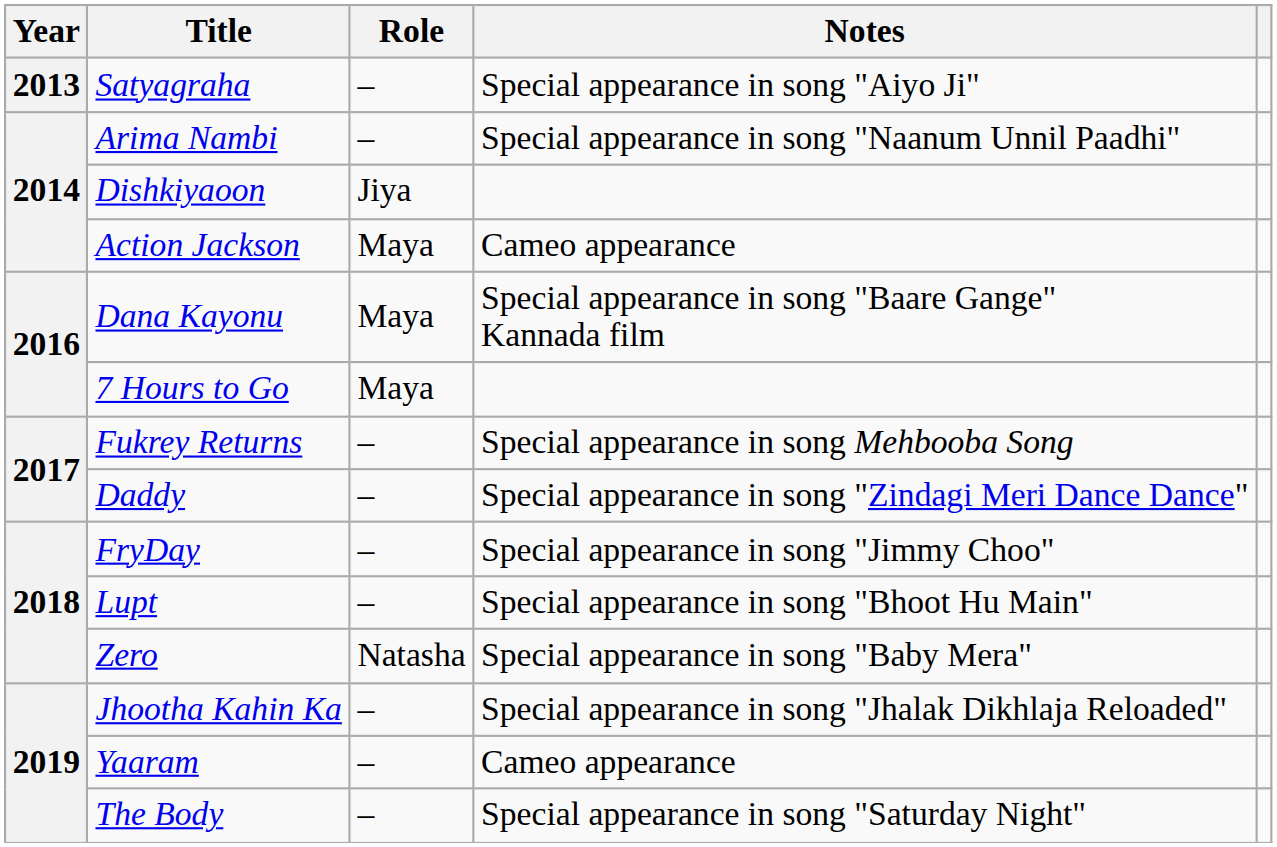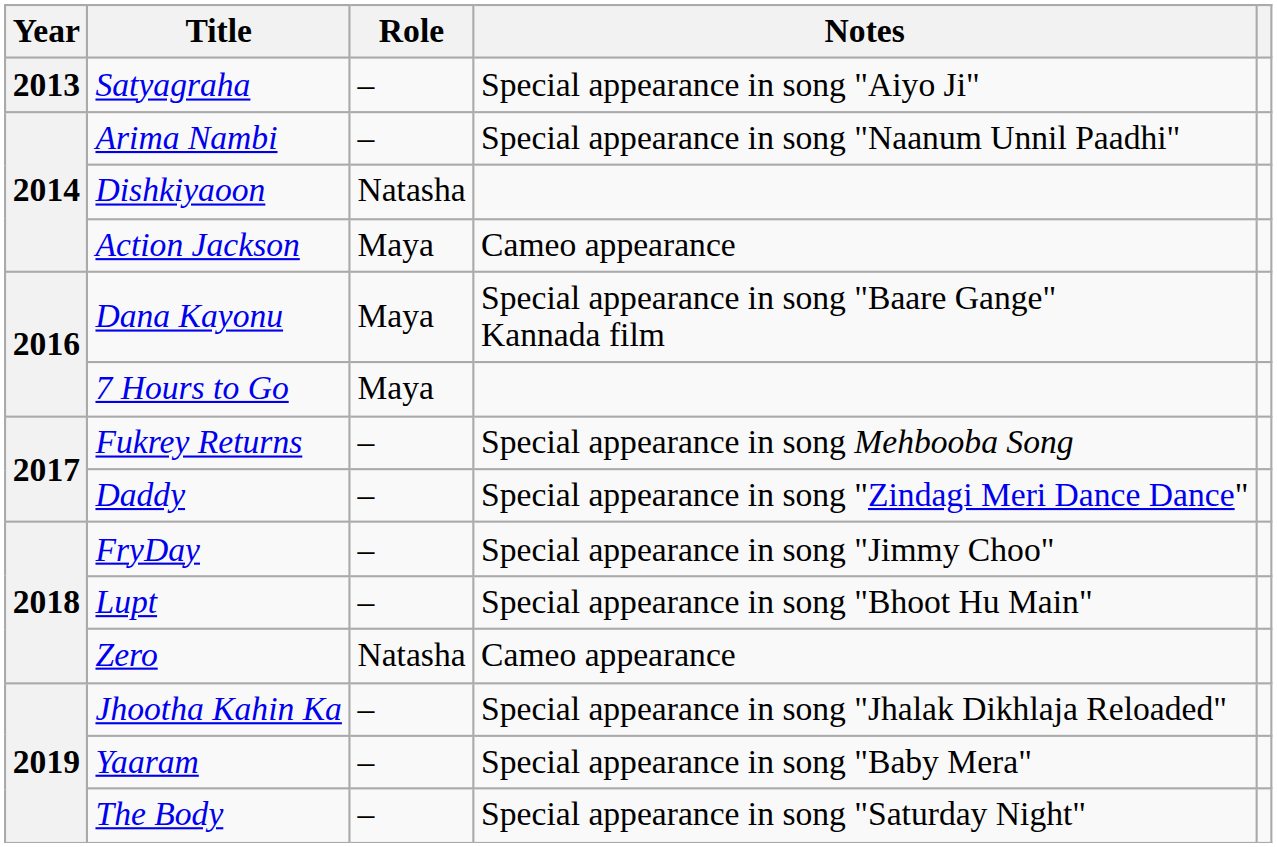(384, 191) Jiya -> (411, 191) Natasha
(757, 655) Special appearance in song "Baby Mera" -> (608, 655) Cameo appearance
(608, 761) Cameo appearance -> (757, 761) Special appearance in song "Baby Mera"
